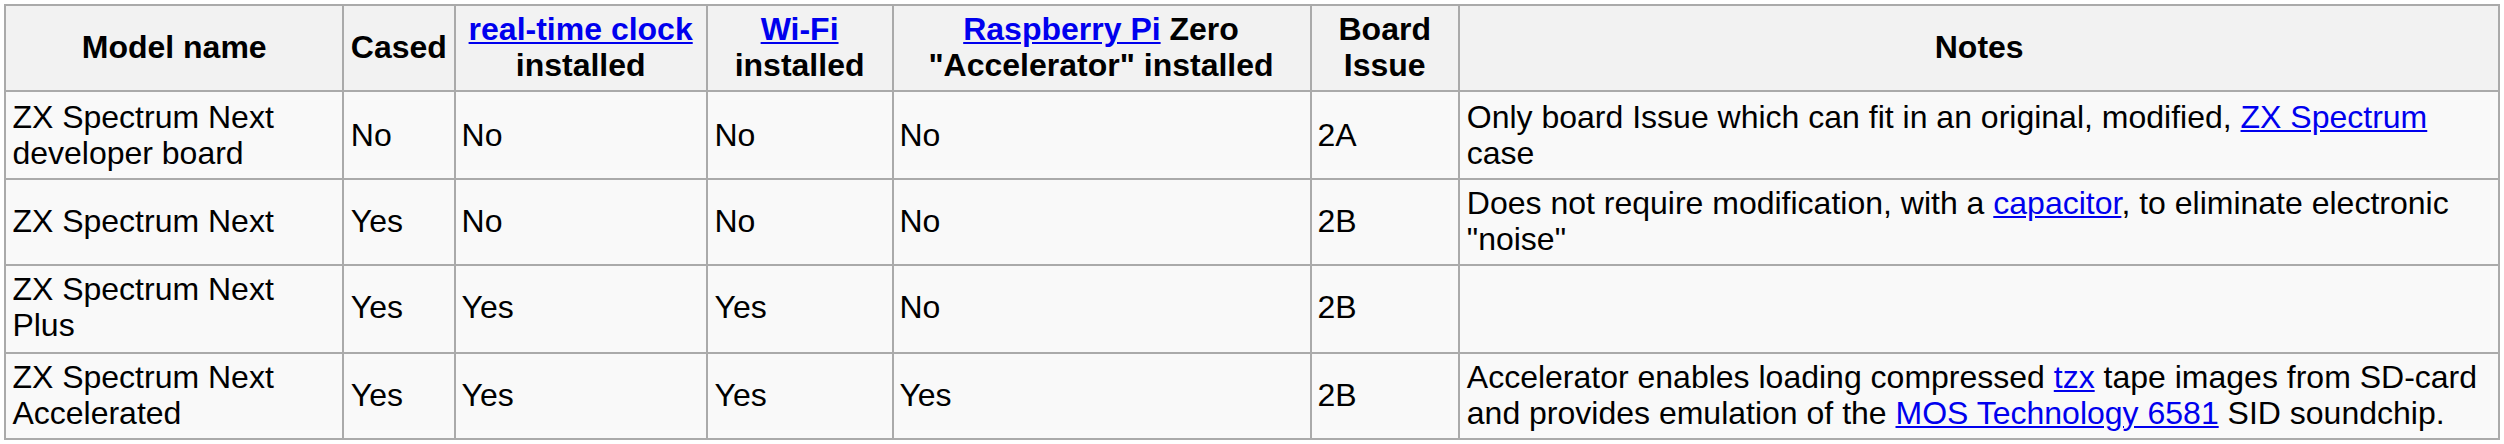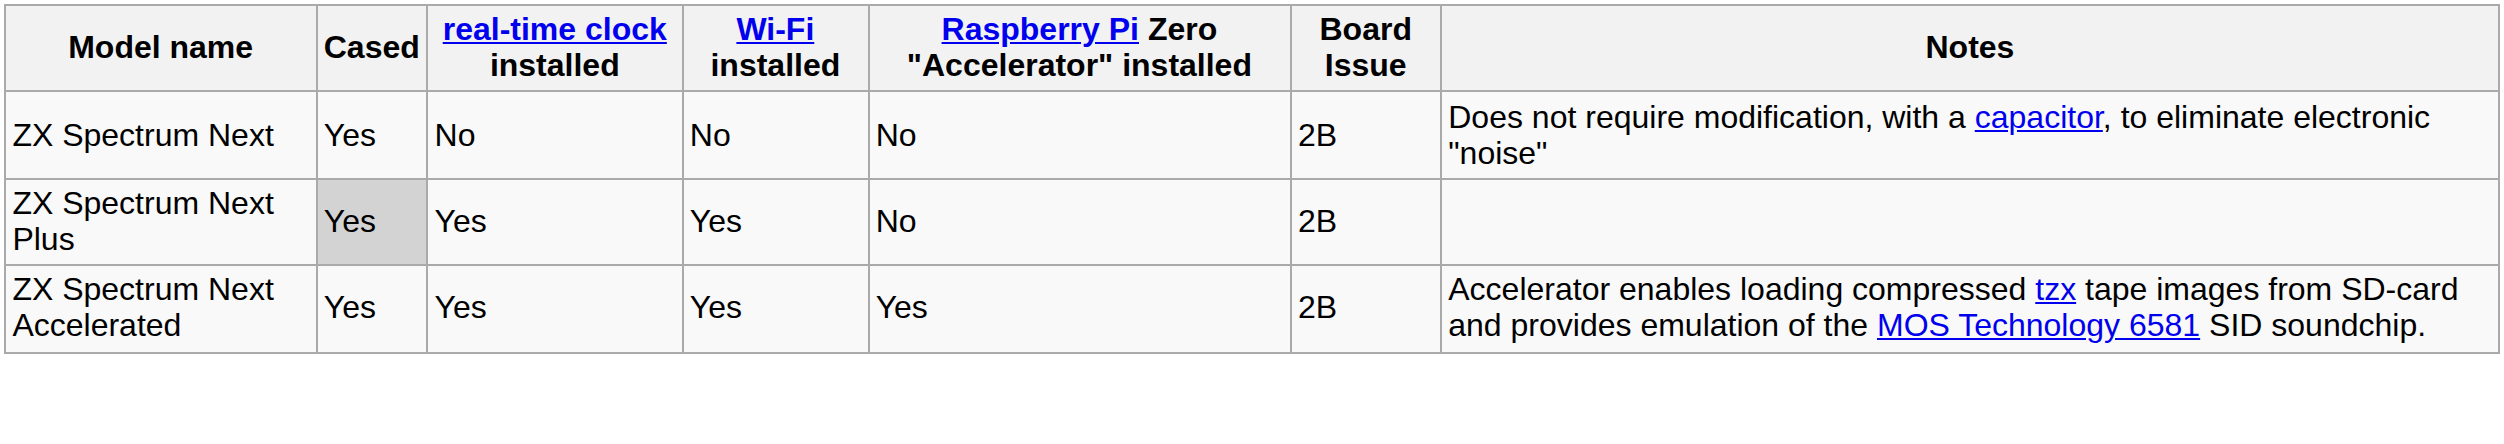- row: (143, 134)
(377, 308) no background -> (350, 221) lightgrey background
